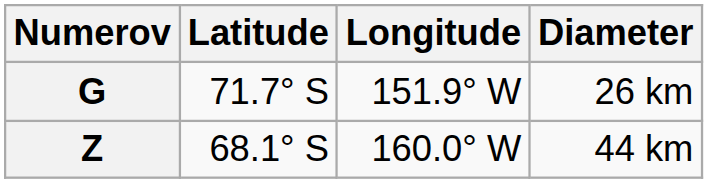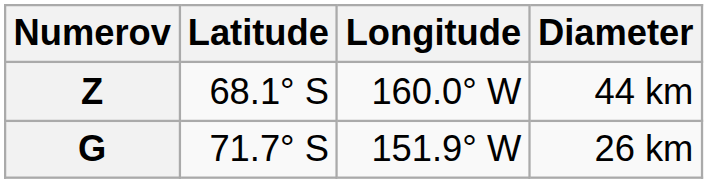rows swapped: (92, 90) <-> (92, 148)
